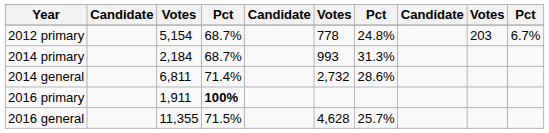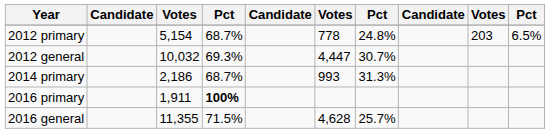(526, 35) 6.7% -> (526, 35) 6.5%
+ row: (46, 56)
(176, 56) 2,184 -> (176, 77) 2,186
- row: (46, 77)
